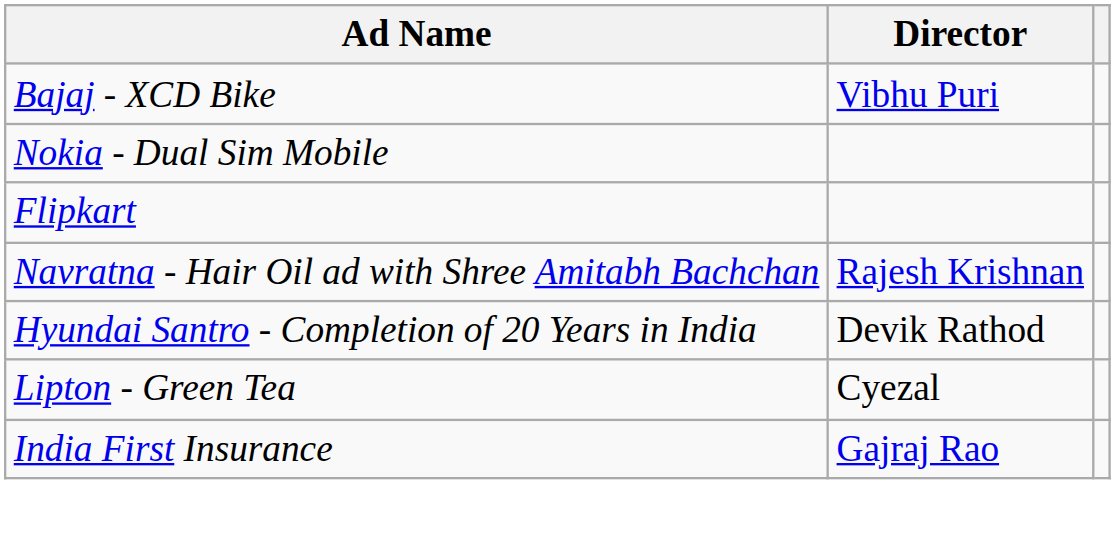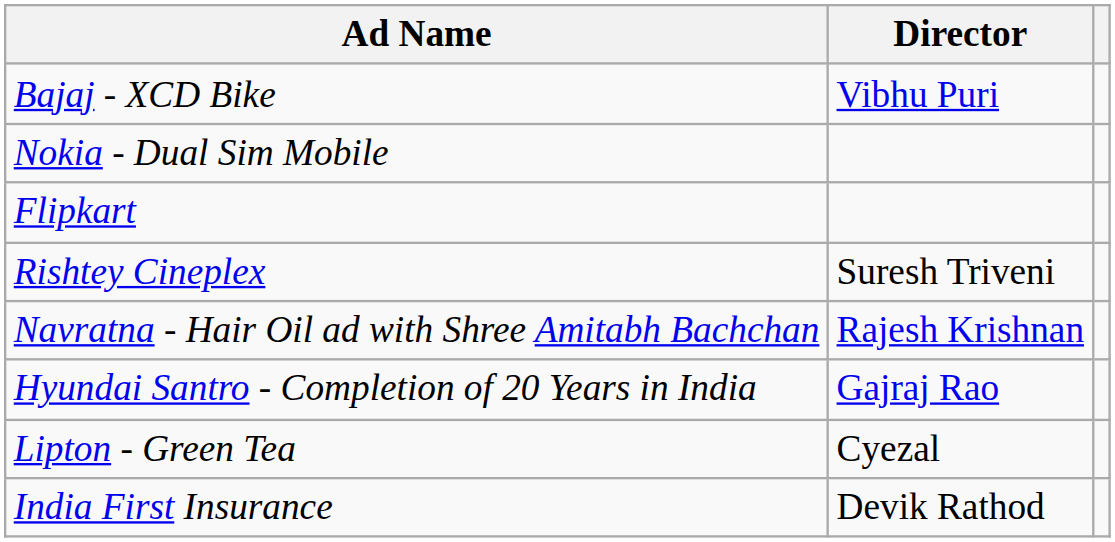+ row: (140, 270)
(941, 329) Devik Rathod -> (918, 388) Gajraj Rao
(918, 447) Gajraj Rao -> (941, 507) Devik Rathod
